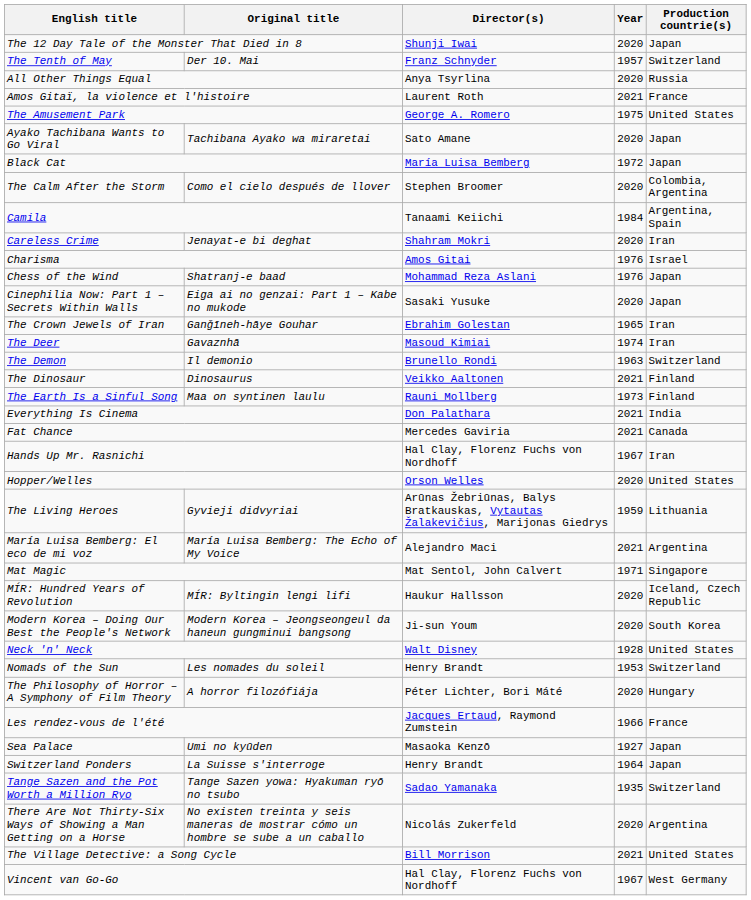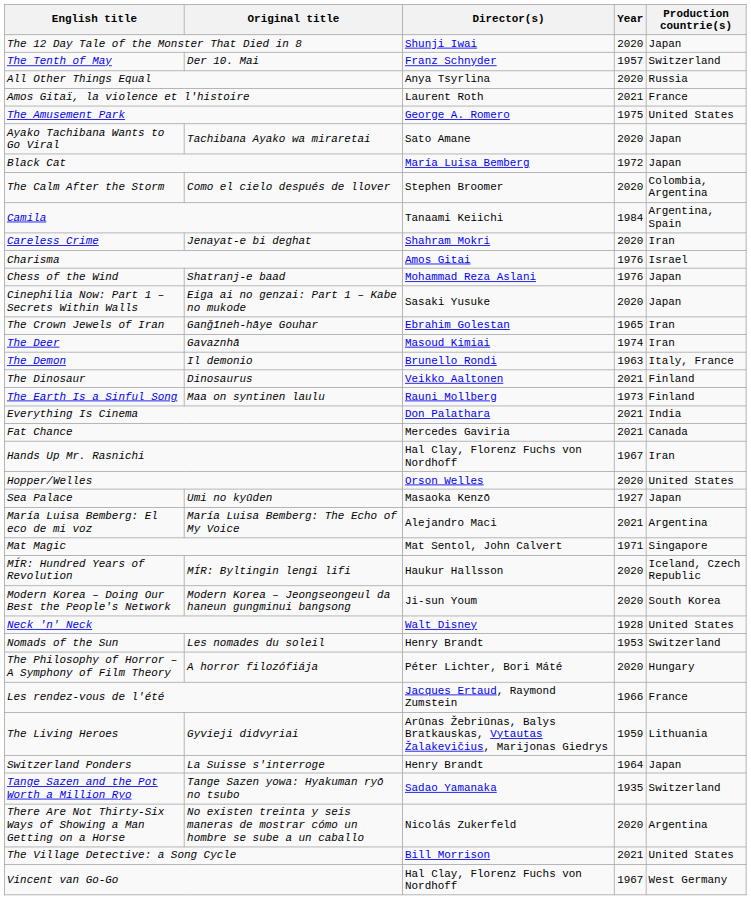(685, 361) Switzerland -> (691, 361) Italy, France
rows swapped: (63, 511) <-> (40, 747)
